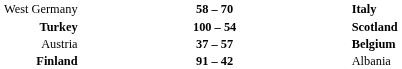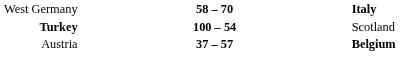(375, 26) bold -> (373, 26) normal
- row: (57, 61)
